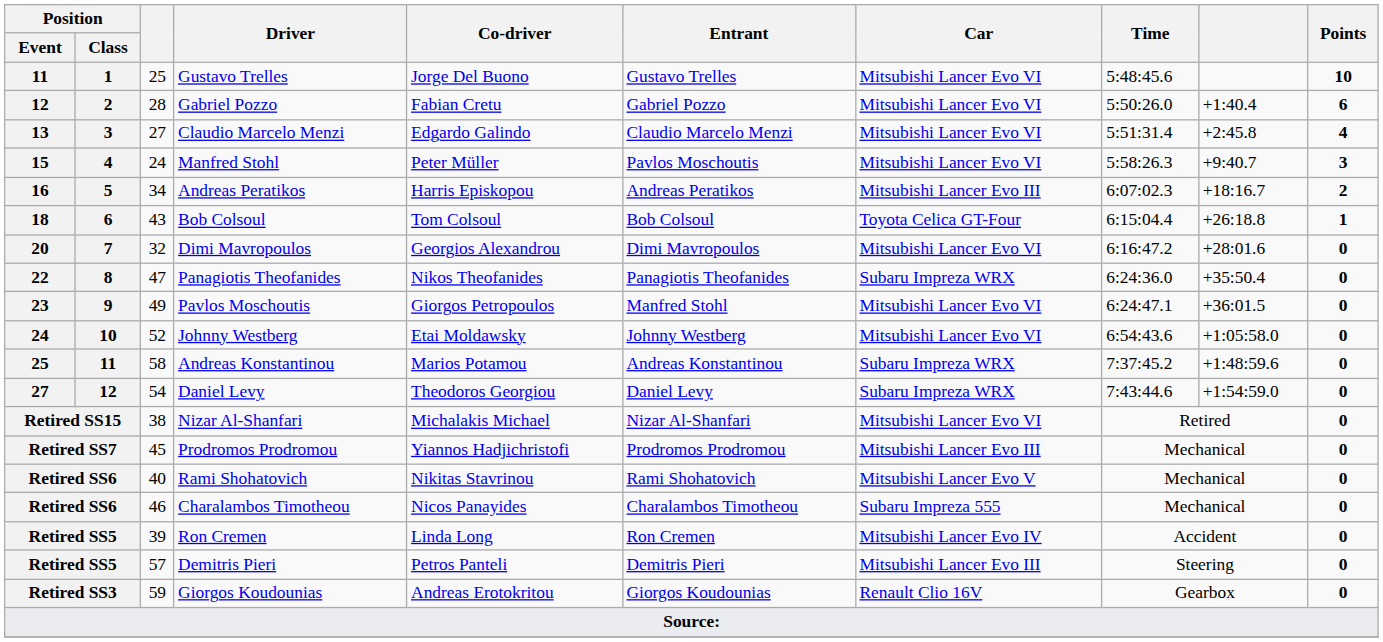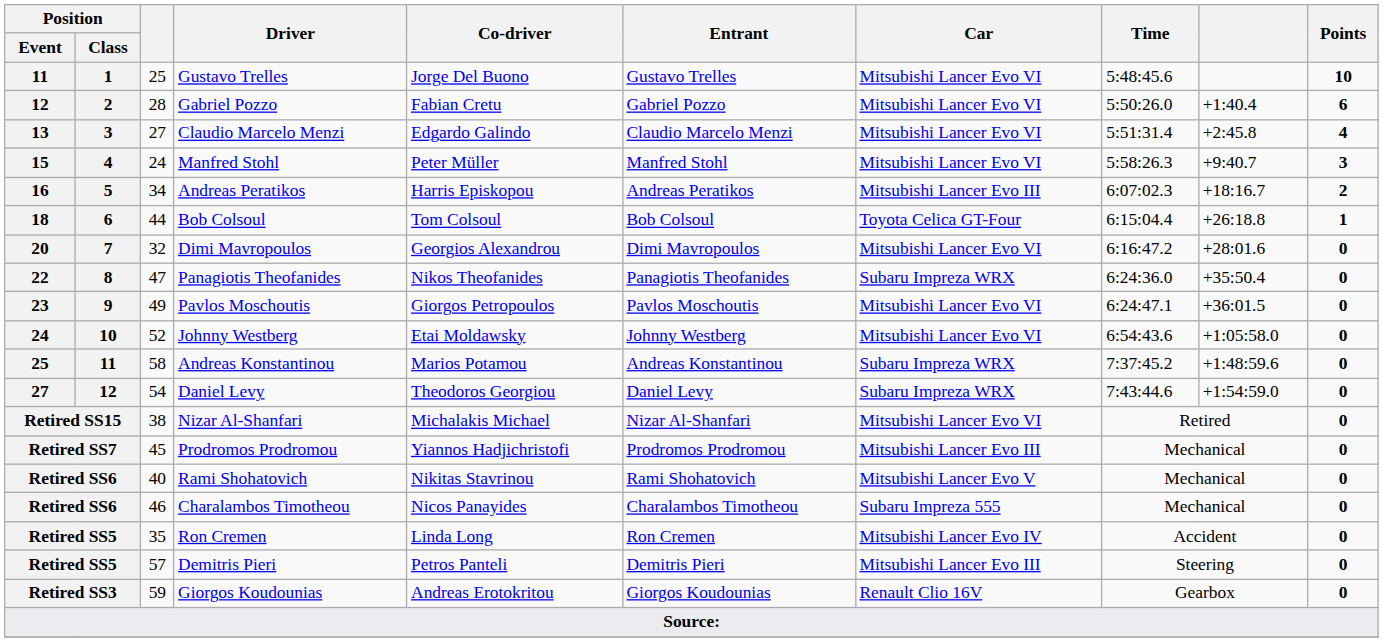(692, 162) Pavlos Moschoutis -> (677, 162) Manfred Stohl
(157, 219) 43 -> (157, 219) 44
(677, 305) Manfred Stohl -> (692, 305) Pavlos Moschoutis
(157, 535) 39 -> (157, 535) 35
